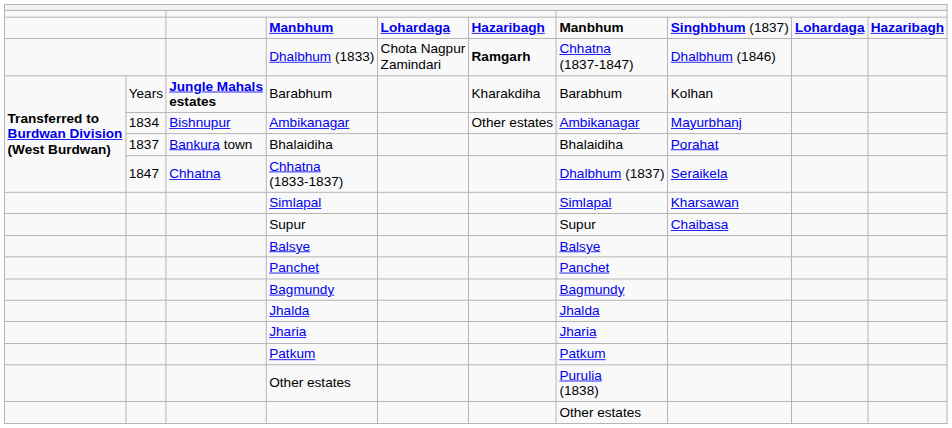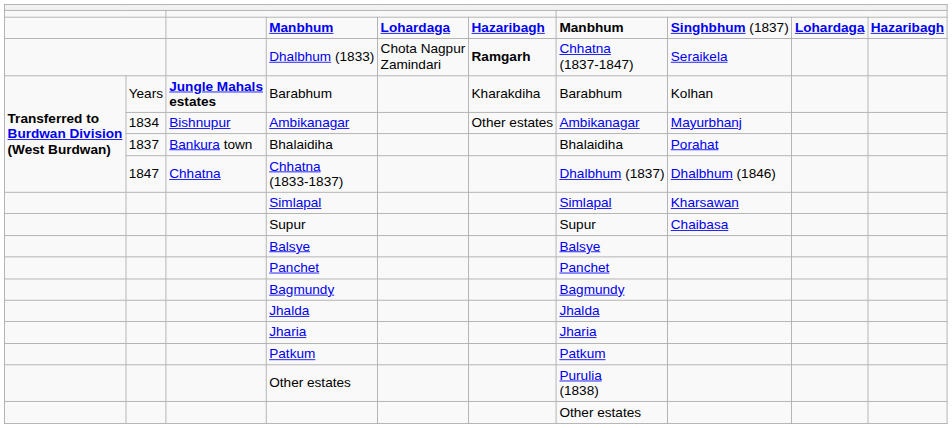(723, 57) Dhalbhum (1846) -> (699, 57) Seraikela
(699, 173) Seraikela -> (723, 173) Dhalbhum (1846)
